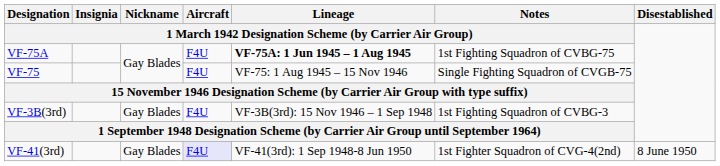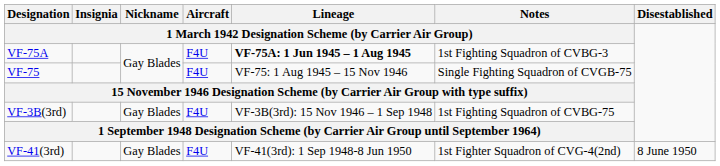(526, 53) 1st Fighting Squadron of CVBG-75 -> (523, 53) 1st Fighting Squadron of CVBG-3
(523, 111) 1st Fighting Squadron of CVBG-3 -> (526, 111) 1st Fighting Squadron of CVBG-75
(197, 151) lavender background -> (197, 151) no background
